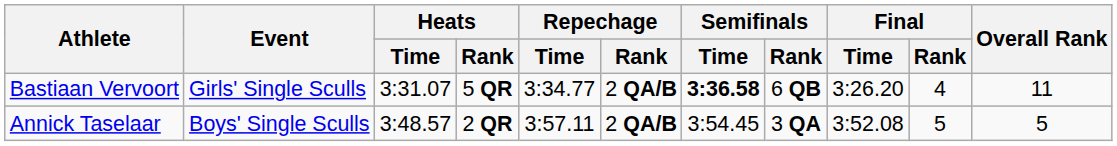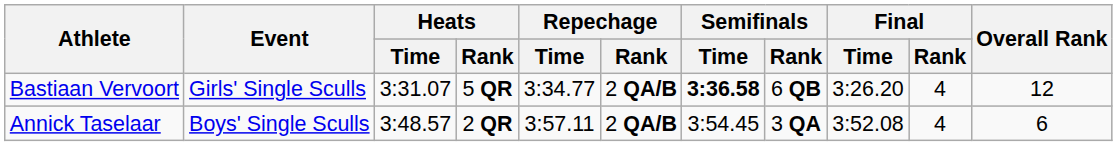(1042, 90) 11 -> (1042, 90) 12
(940, 124) 5 -> (940, 124) 4
(1042, 124) 5 -> (1042, 124) 6
